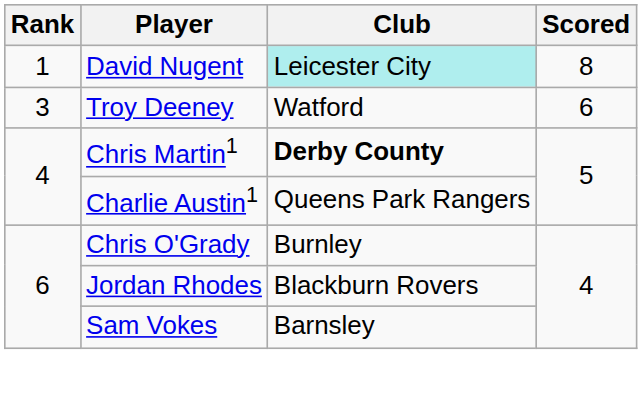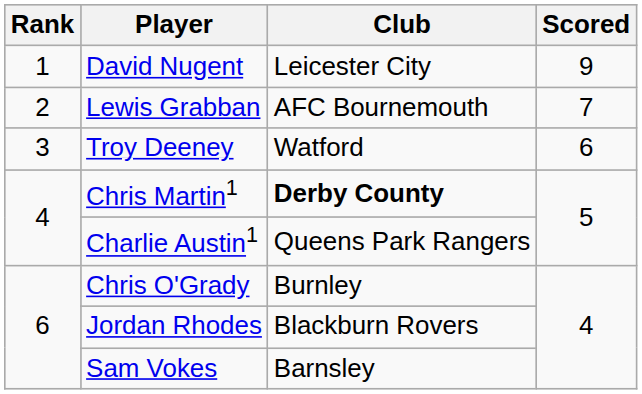(352, 66) paleturquoise background -> (352, 66) no background
(586, 66) 8 -> (586, 66) 9
+ row: (173, 107)
